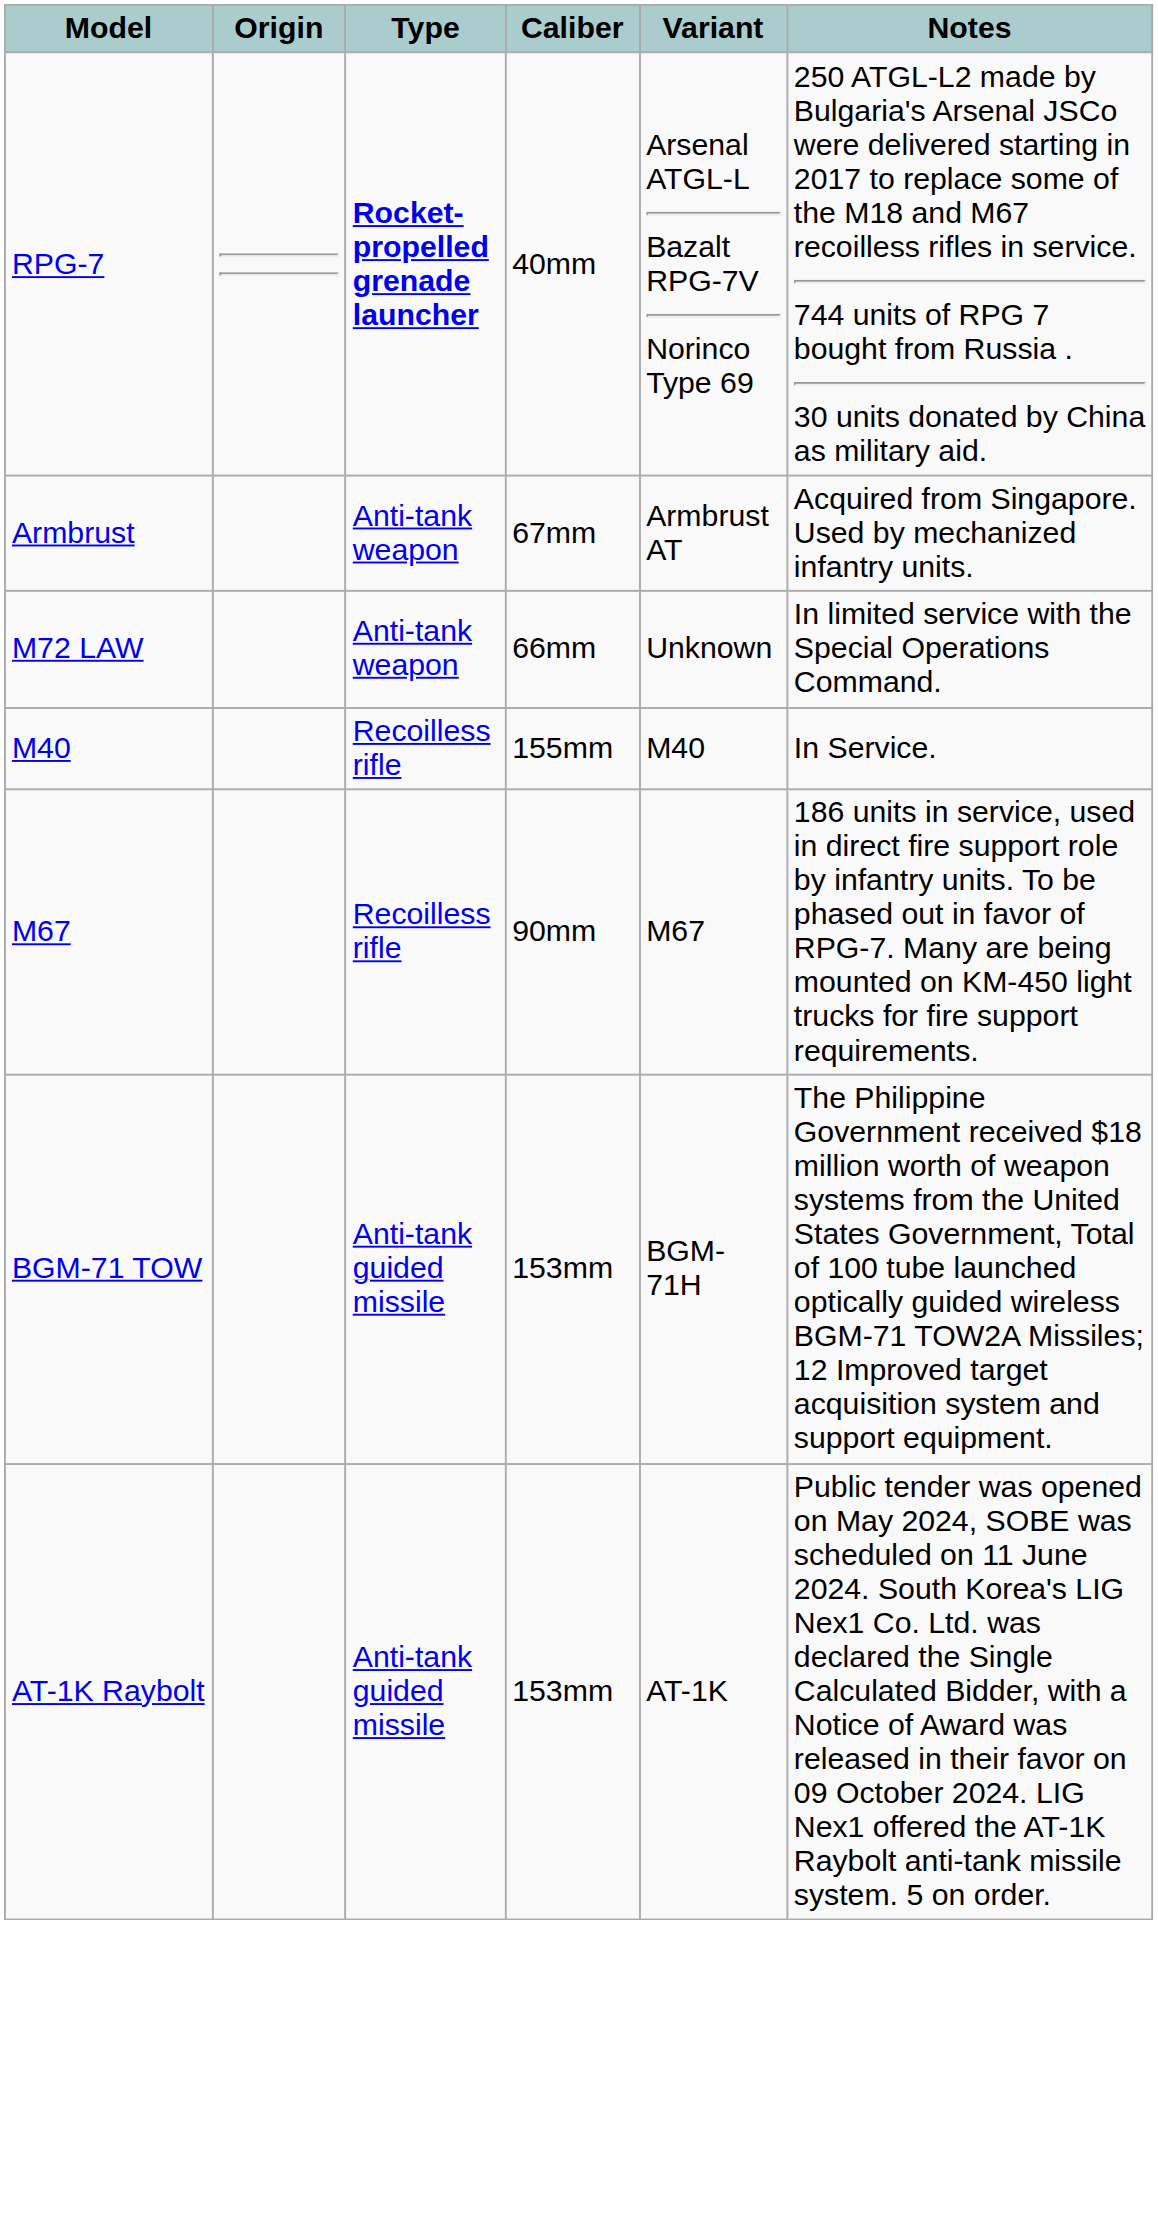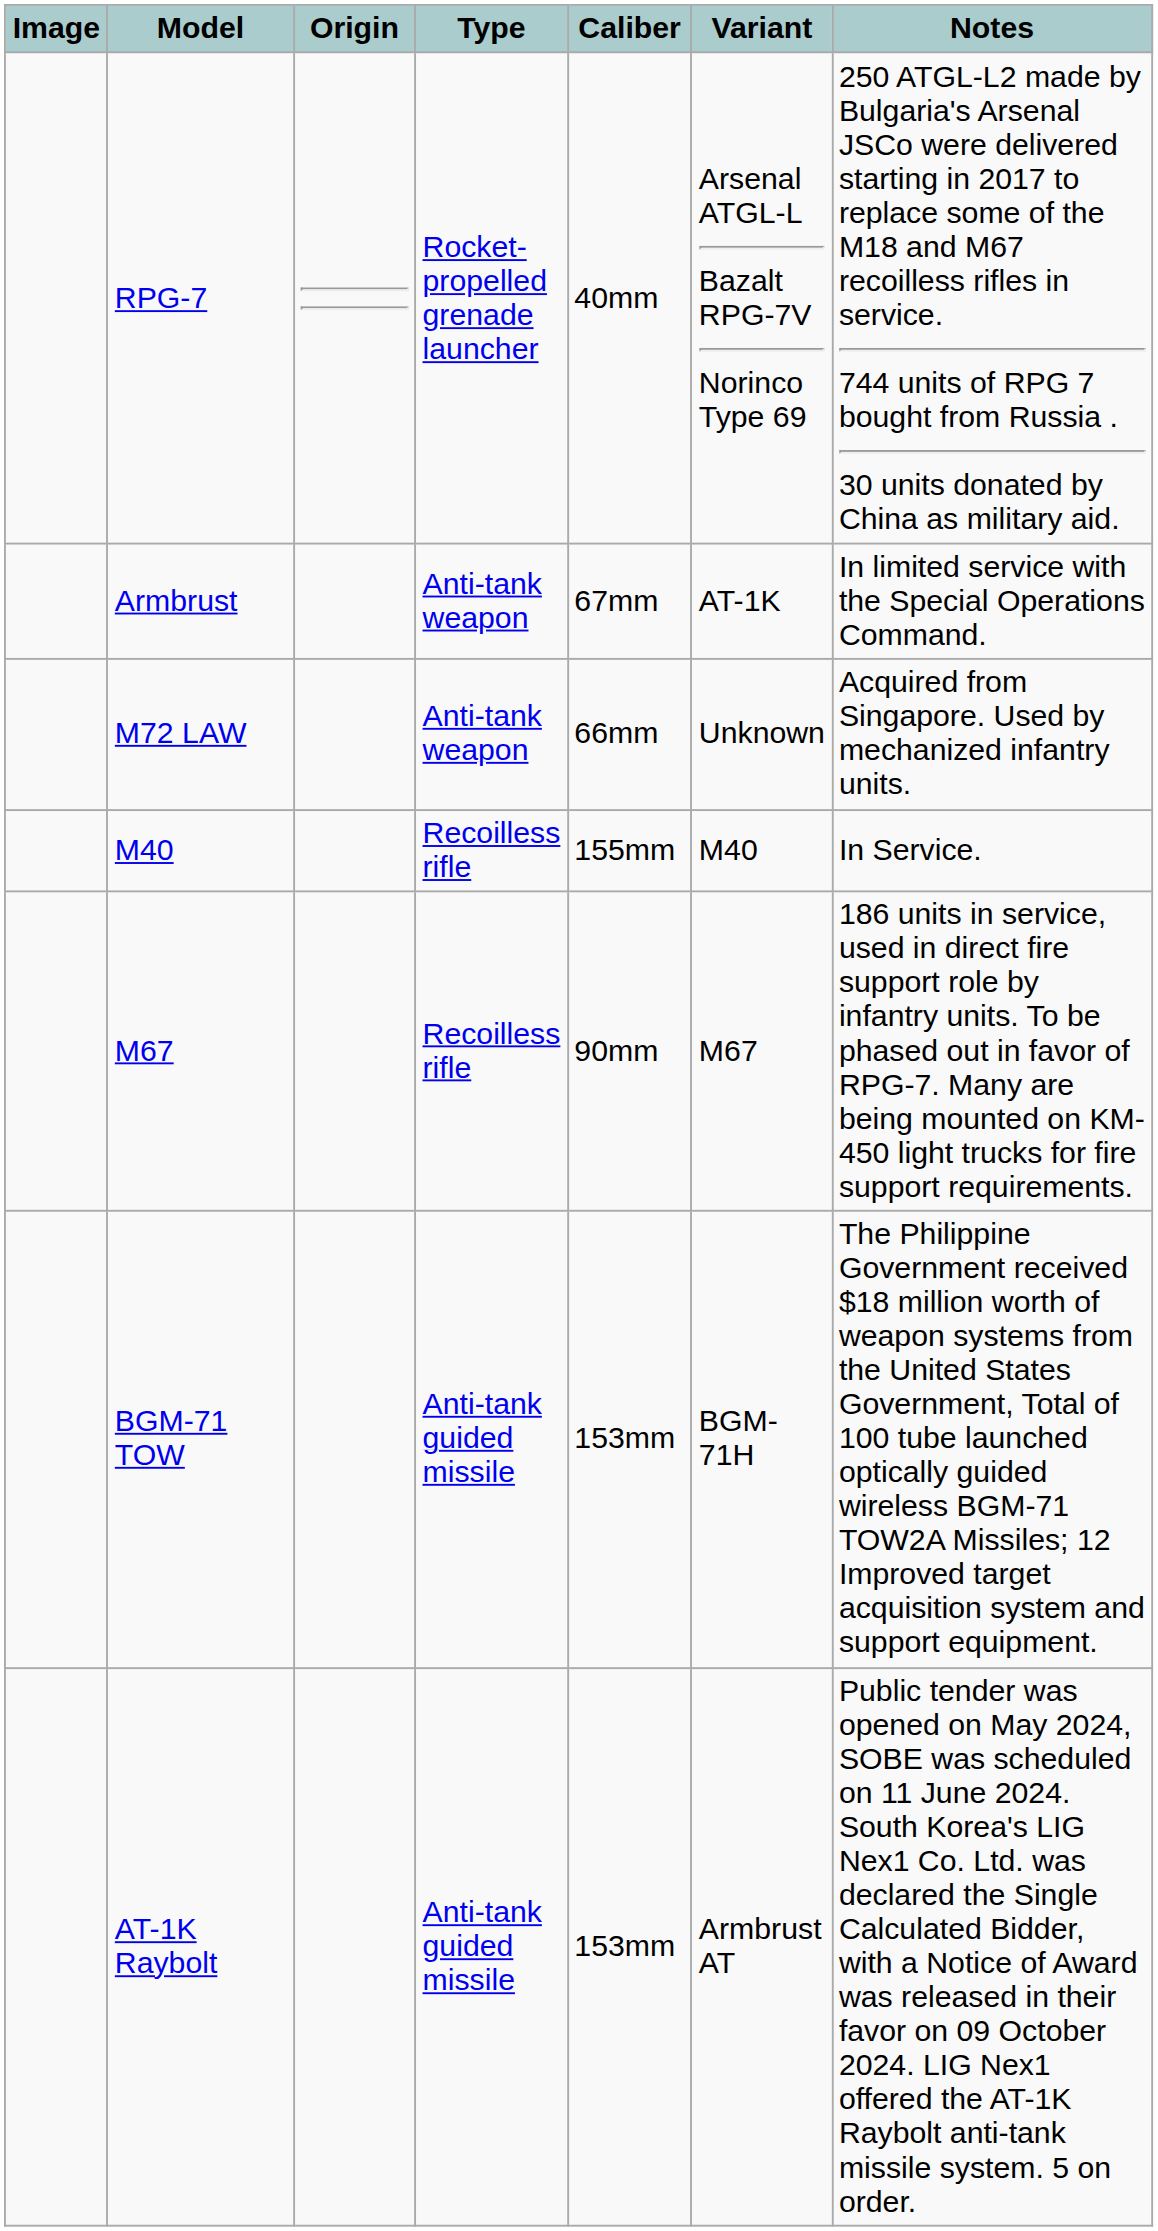+ column: (56, 28)
(421, 263) bold -> (485, 297) normal
(707, 532) Armbrust AT -> (740, 600) AT-1K
(965, 532) Acquired from Singapore. Used by mechanized infantry units. -> (992, 600) In limited service with the Special Operations Command.
(963, 648) In limited service with the Special Operations Command. -> (974, 733) Acquired from Singapore. Used by mechanized infantry units.
(687, 1690) AT-1K -> (760, 1946) Armbrust AT
